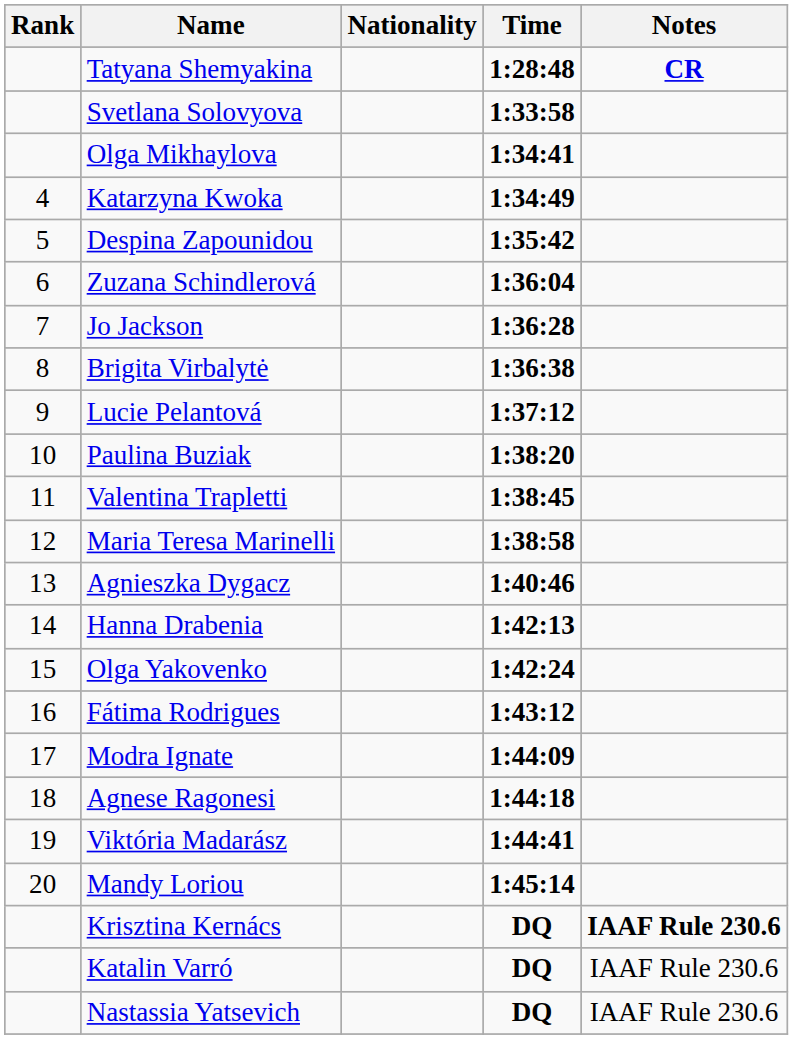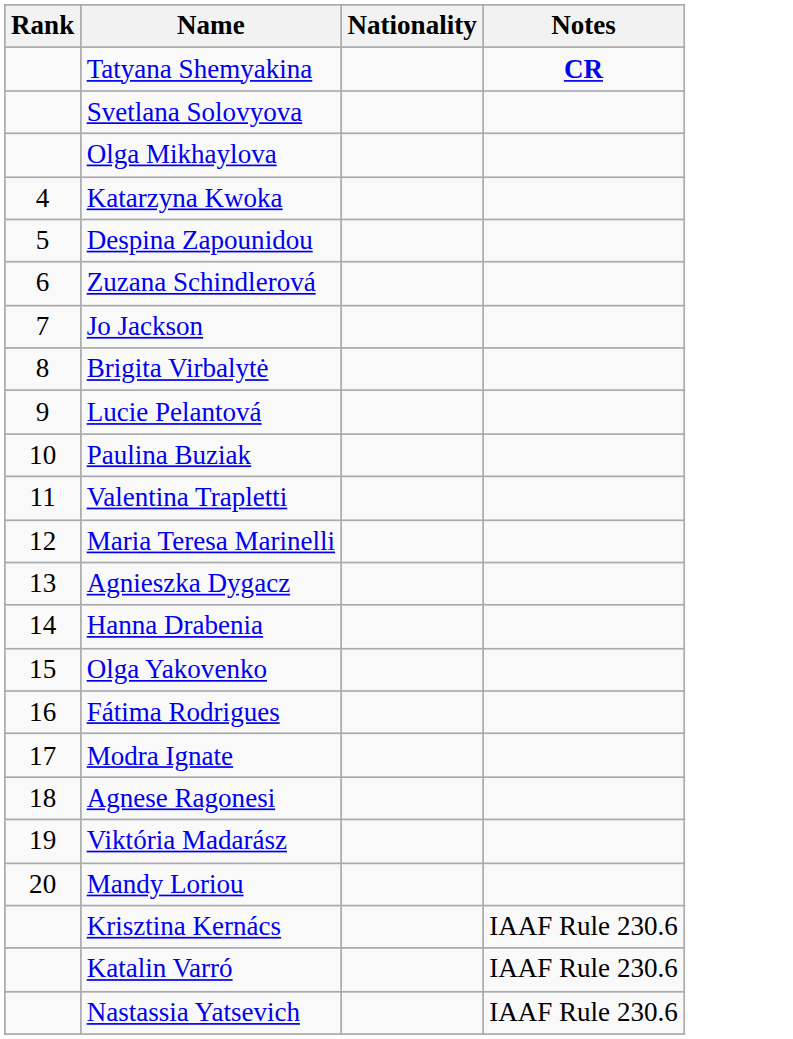- column: (532, 25)
(684, 926) bold -> (583, 926) normal
